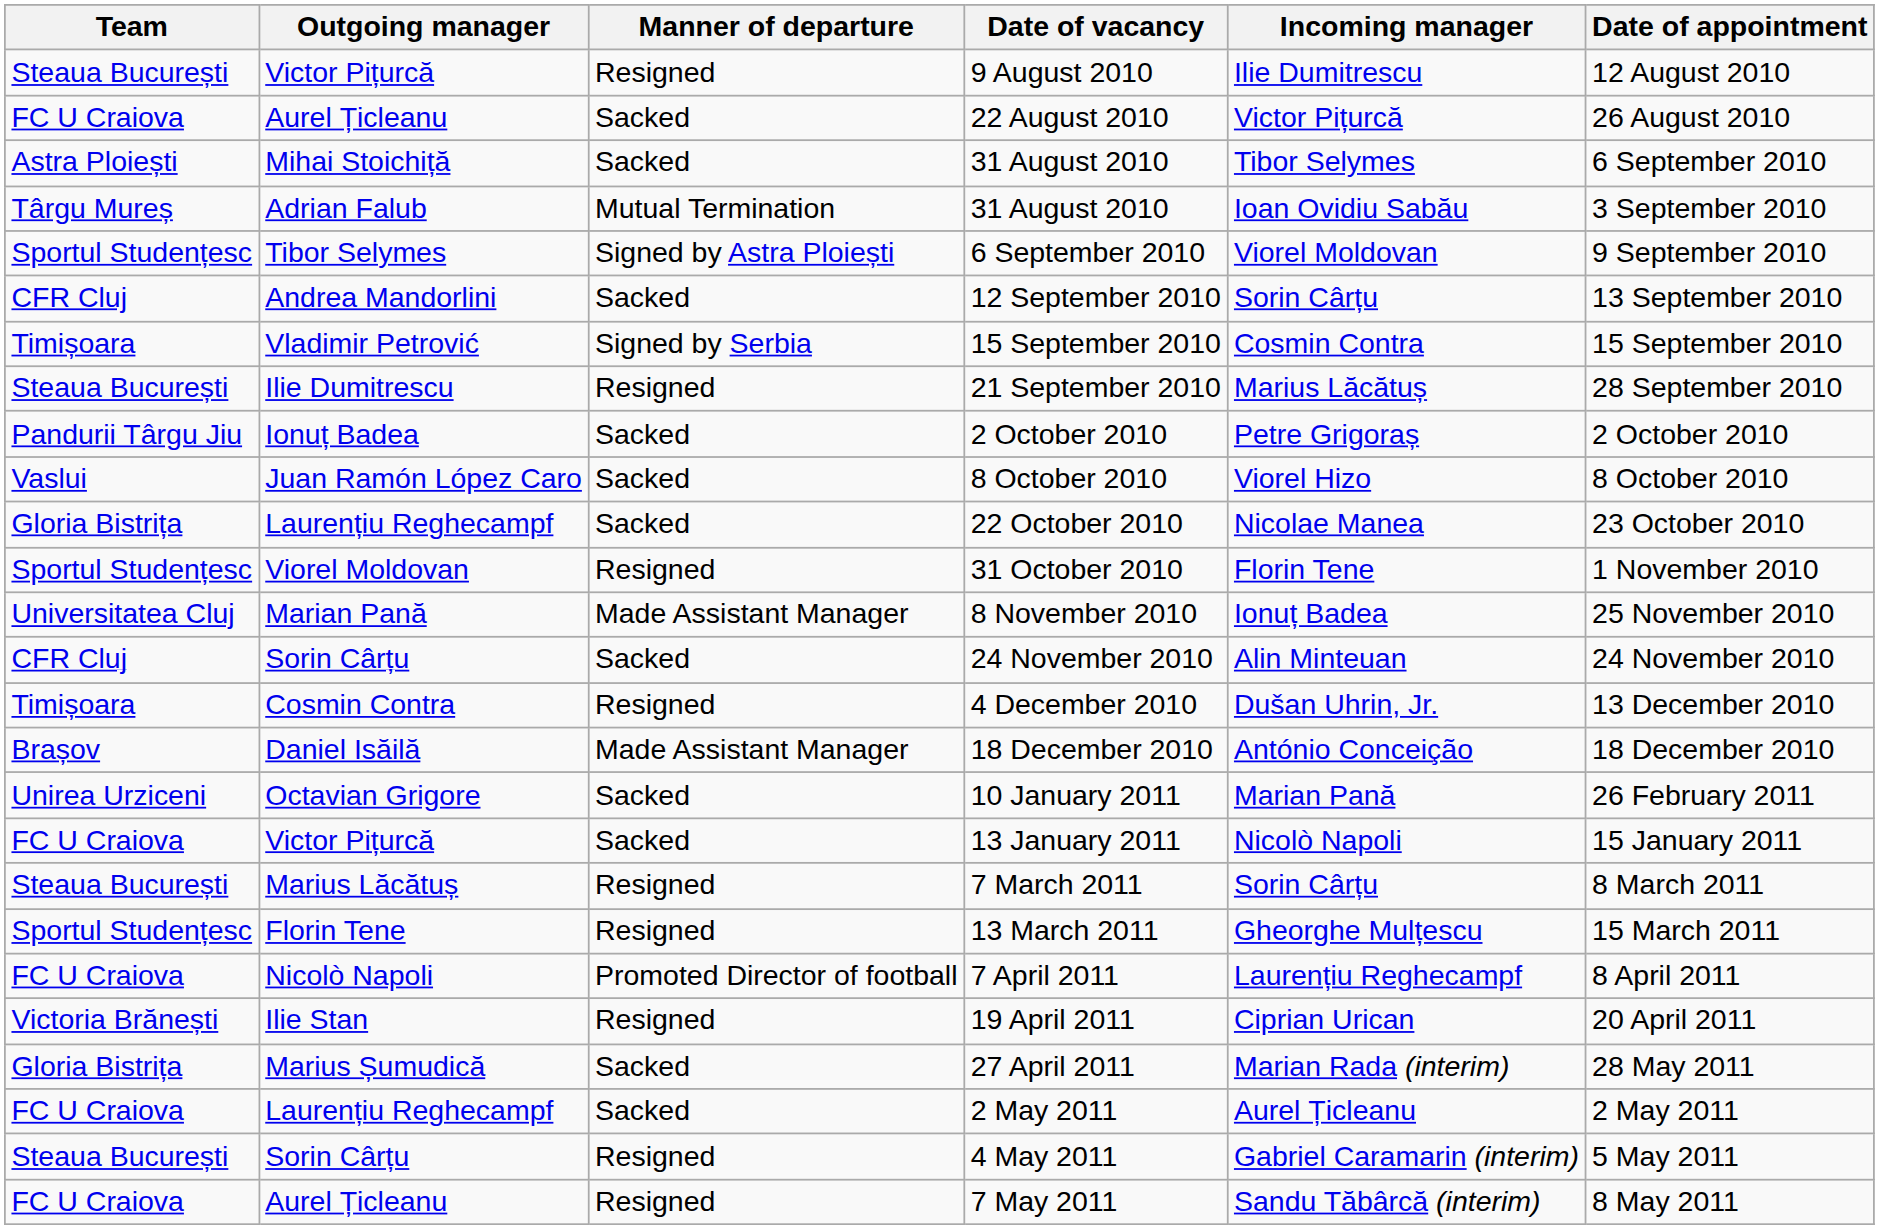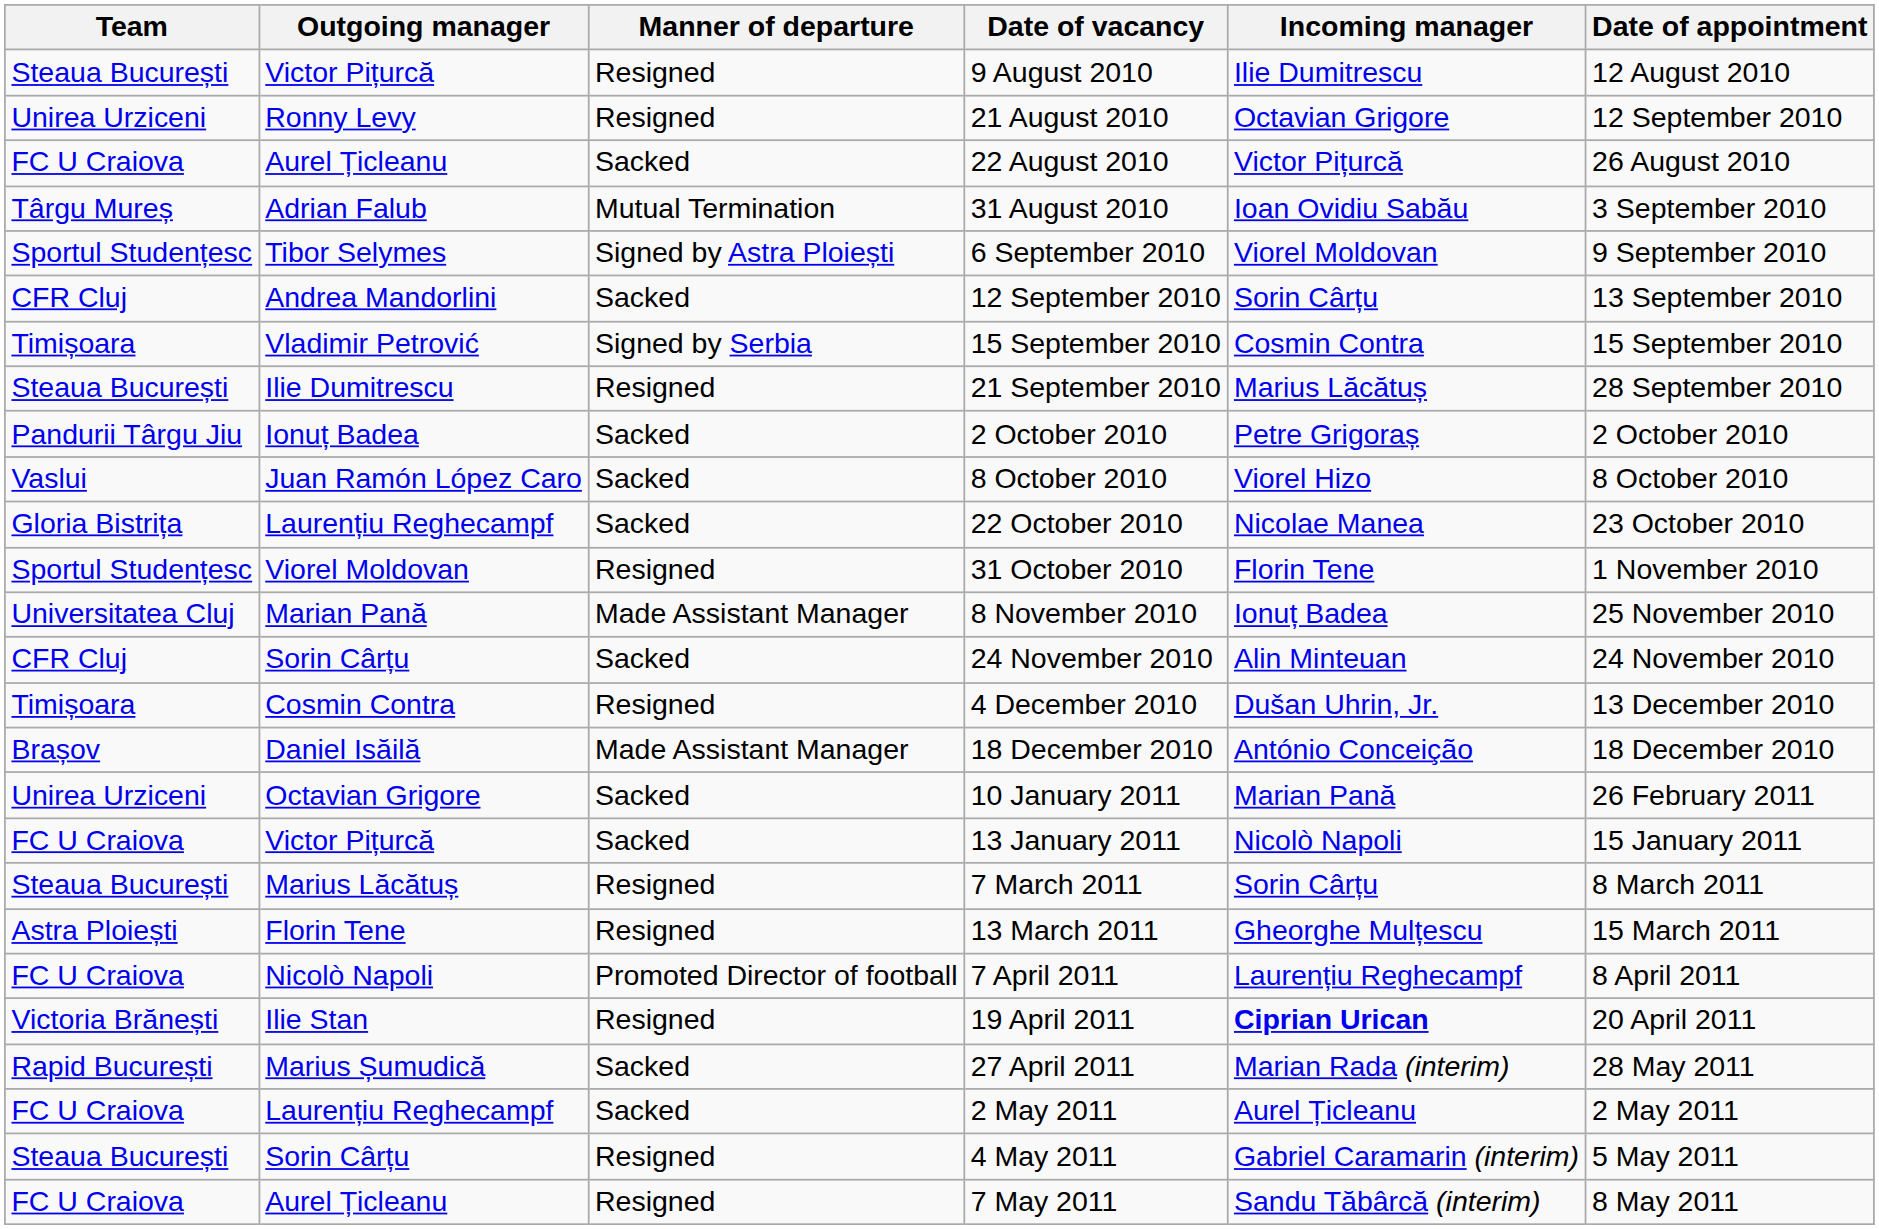+ row: (340, 117)
- row: (358, 162)
(132, 930) Sportul Studențesc -> (95, 930) Astra Ploiești
(1324, 1020) normal -> (1331, 1020) bold
(97, 1065) Gloria Bistrița -> (112, 1065) Rapid București
